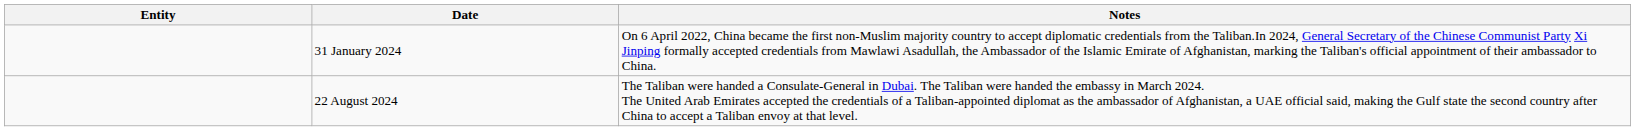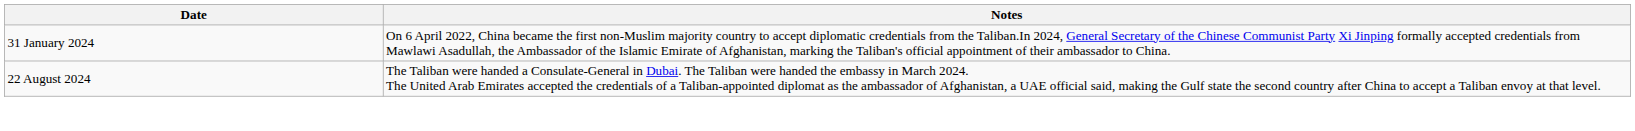- column: (158, 14)
